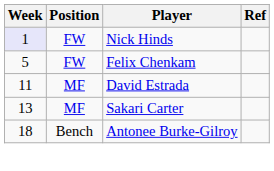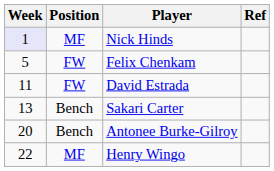(74, 39) FW -> (74, 39) MF
(74, 85) MF -> (74, 85) FW
(74, 108) MF -> (74, 108) Bench
(25, 131) 18 -> (25, 131) 20
+ row: (146, 154)
